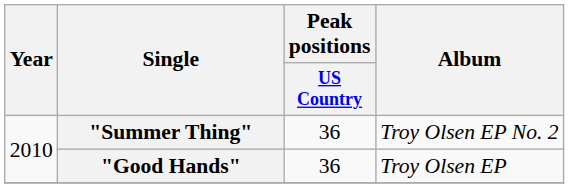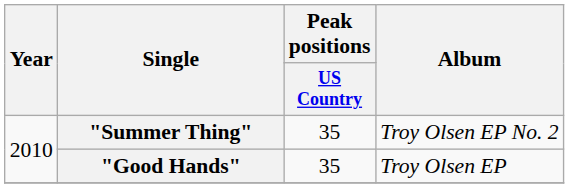(330, 131) 36 -> (330, 131) 35
(330, 166) 36 -> (330, 166) 35
